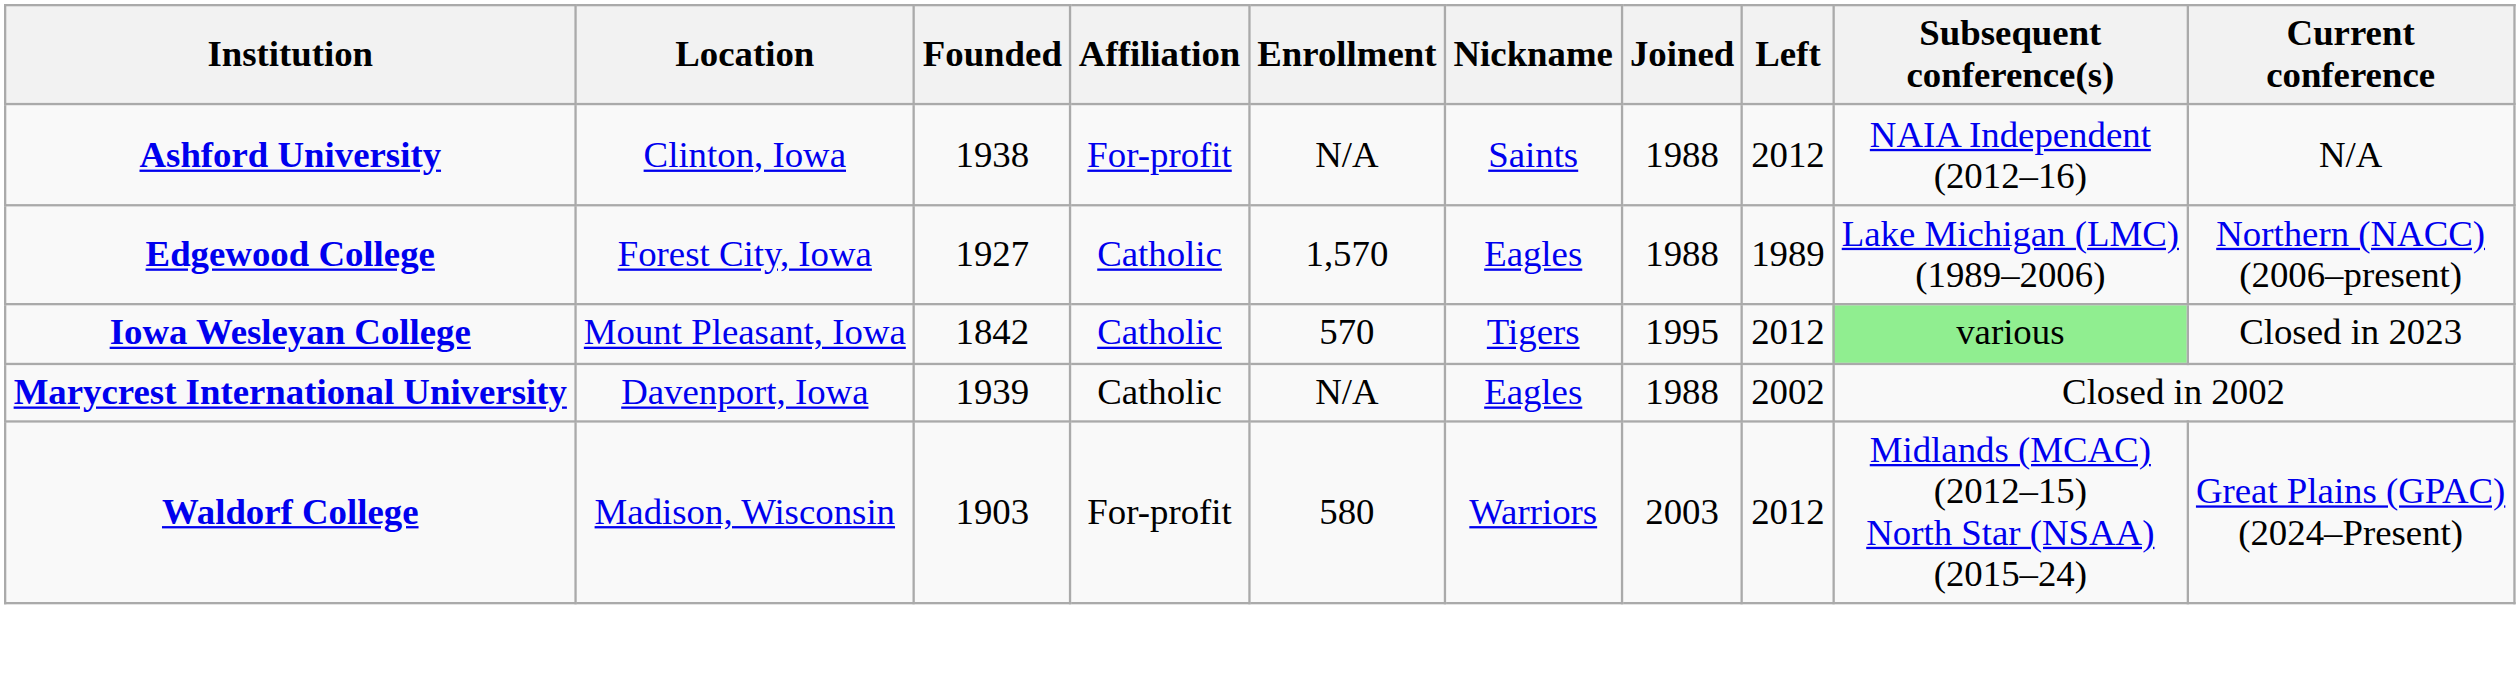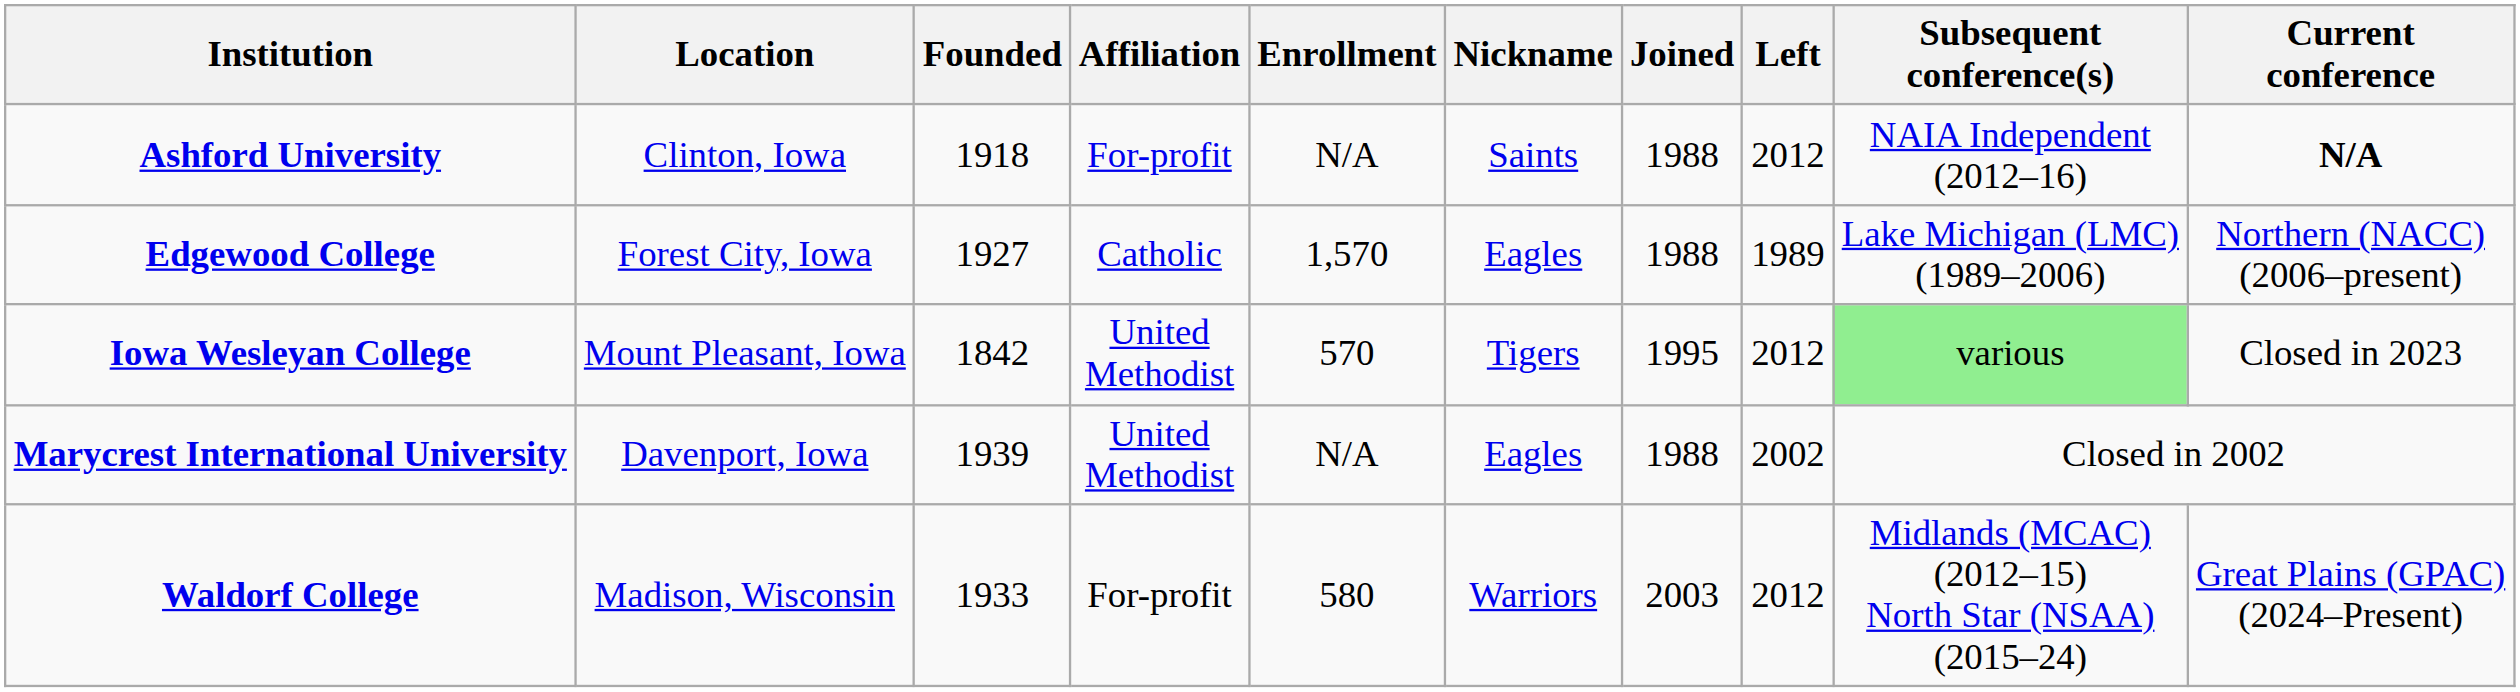(992, 154) 1938 -> (992, 154) 1918
(2351, 154) normal -> (2351, 154) bold
(1160, 332) Catholic -> (1160, 353) United Methodist
(1160, 391) Catholic -> (1160, 453) United Methodist
(992, 511) 1903 -> (992, 594) 1933
